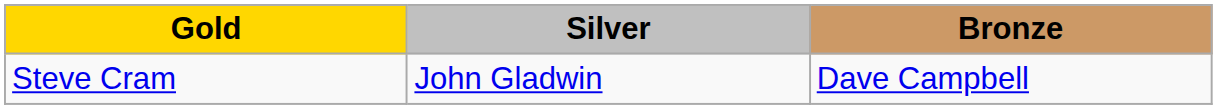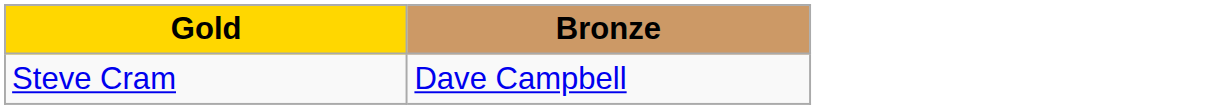- column: (608, 29)
